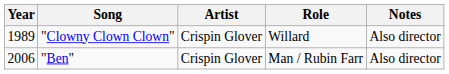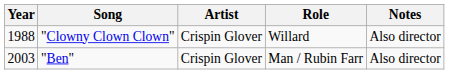(21, 36) 1989 -> (21, 36) 1988
(21, 58) 2006 -> (21, 58) 2003
